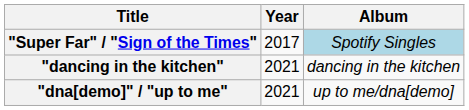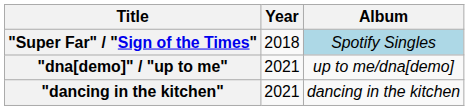(282, 42) 2017 -> (282, 42) 2018
rows swapped: (133, 92) <-> (133, 67)
